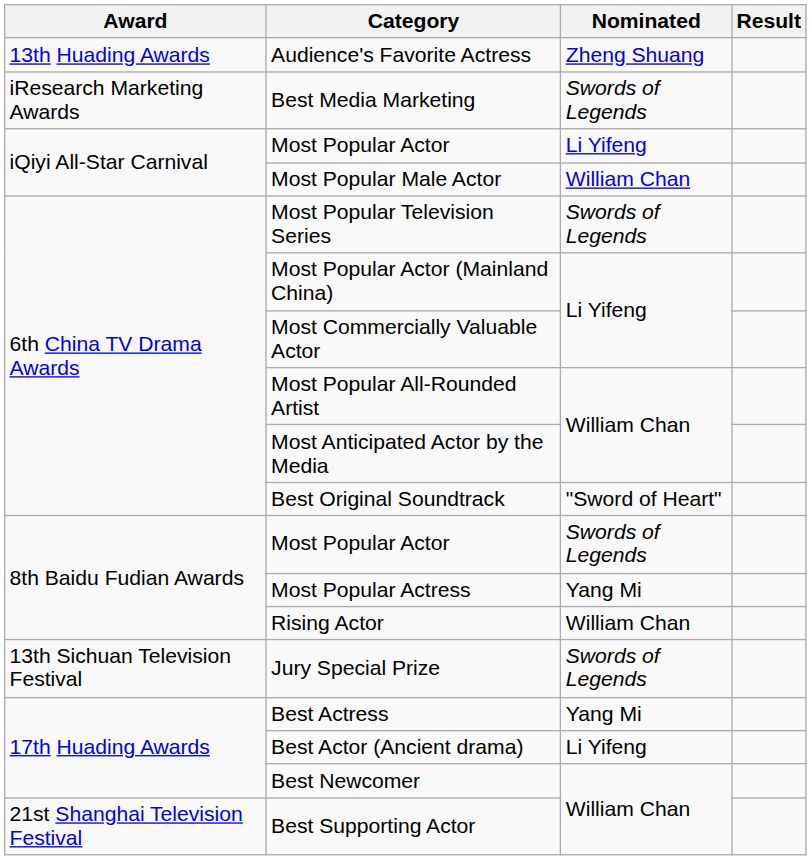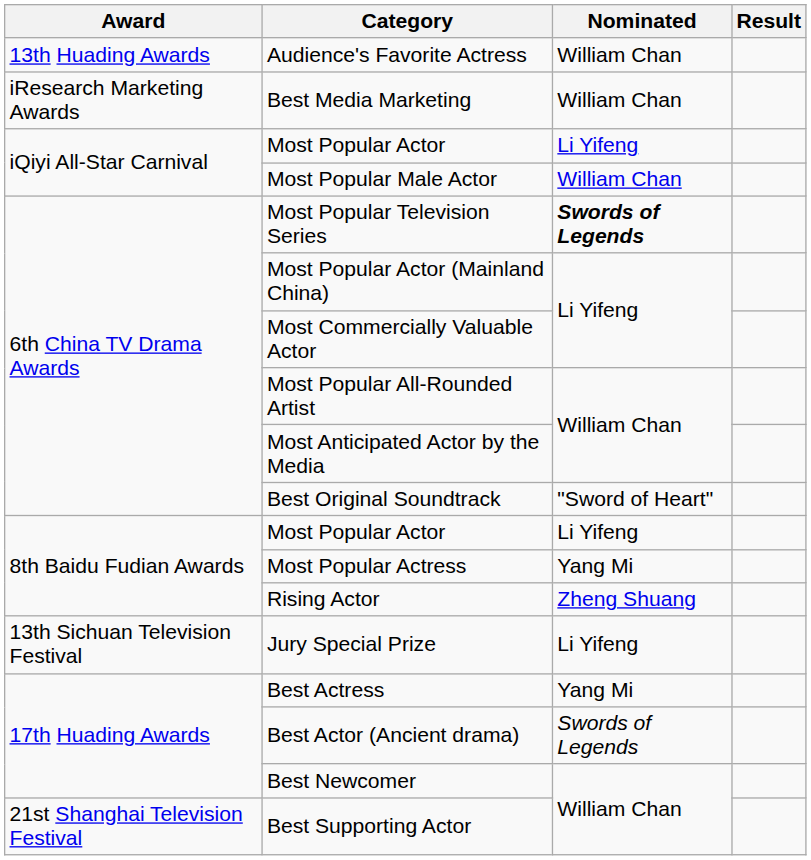(635, 54) Zheng Shuang -> (620, 54) William Chan
(613, 100) Swords of Legends -> (620, 100) William Chan
(613, 224) normal -> (608, 224) bold
(613, 544) Swords of Legends -> (598, 532) Li Yifeng
(628, 623) William Chan -> (627, 599) Zheng Shuang
(613, 668) Swords of Legends -> (598, 644) Li Yifeng
(606, 747) Li Yifeng -> (604, 735) Swords of Legends
